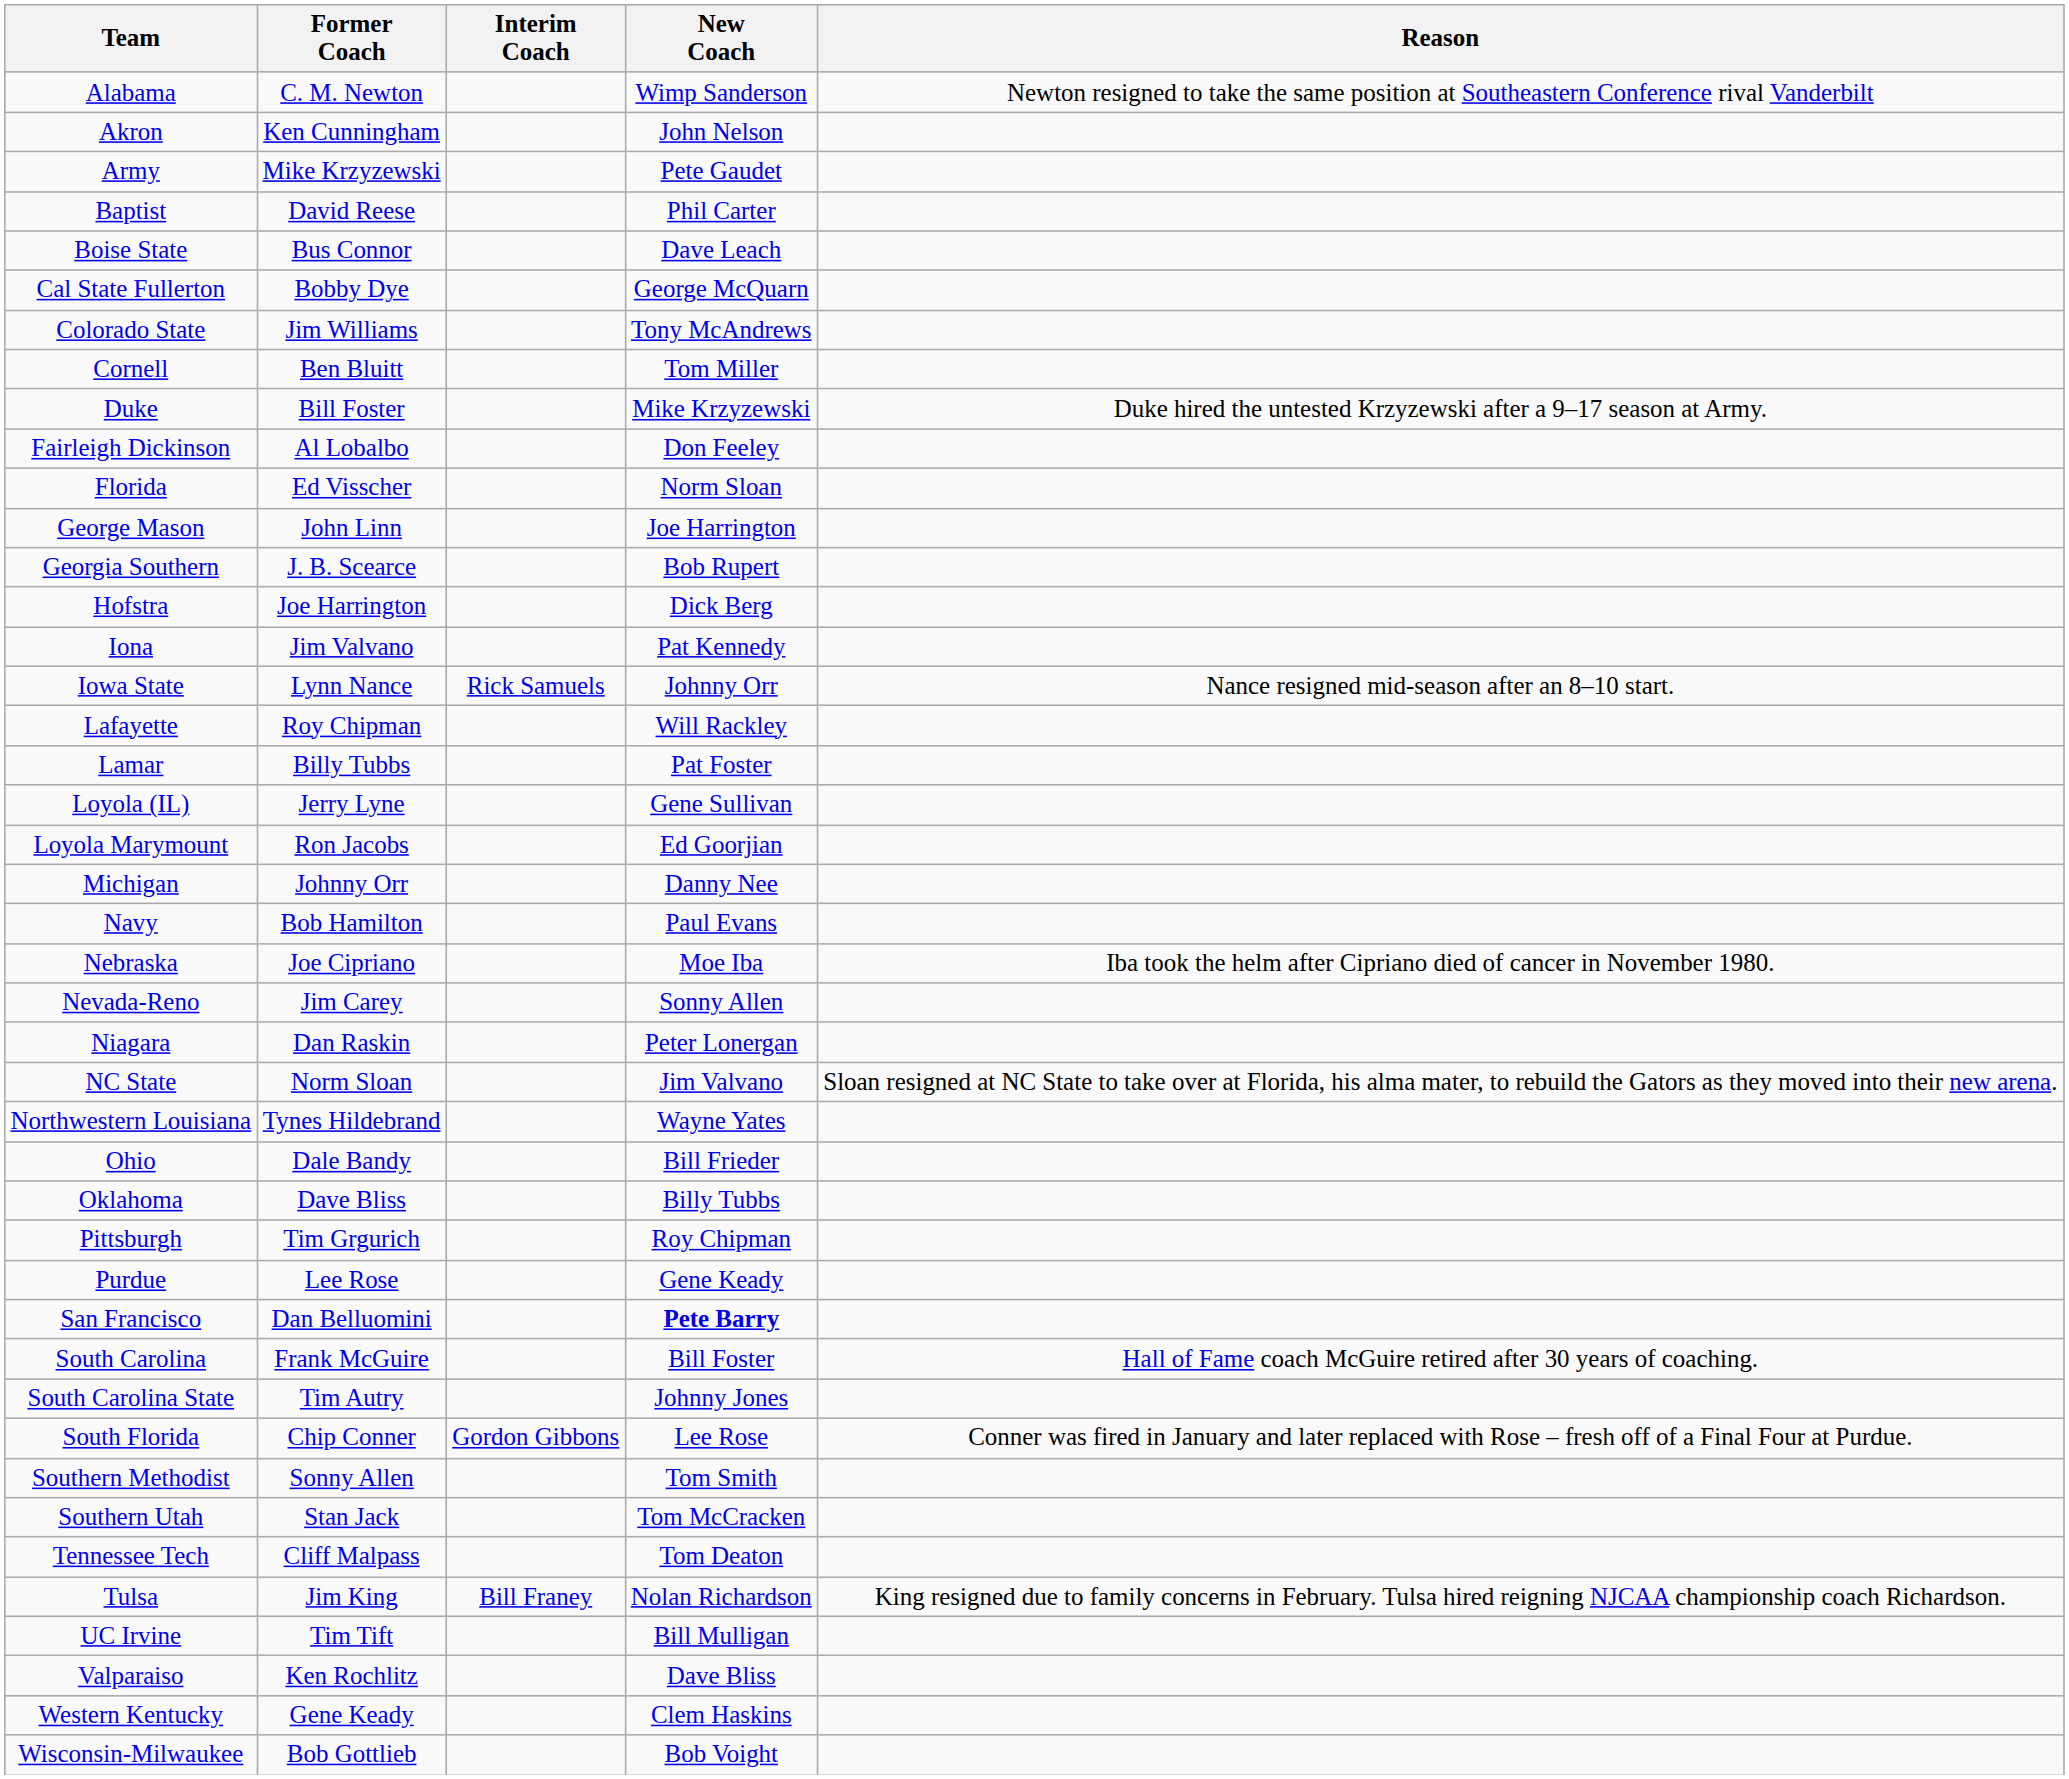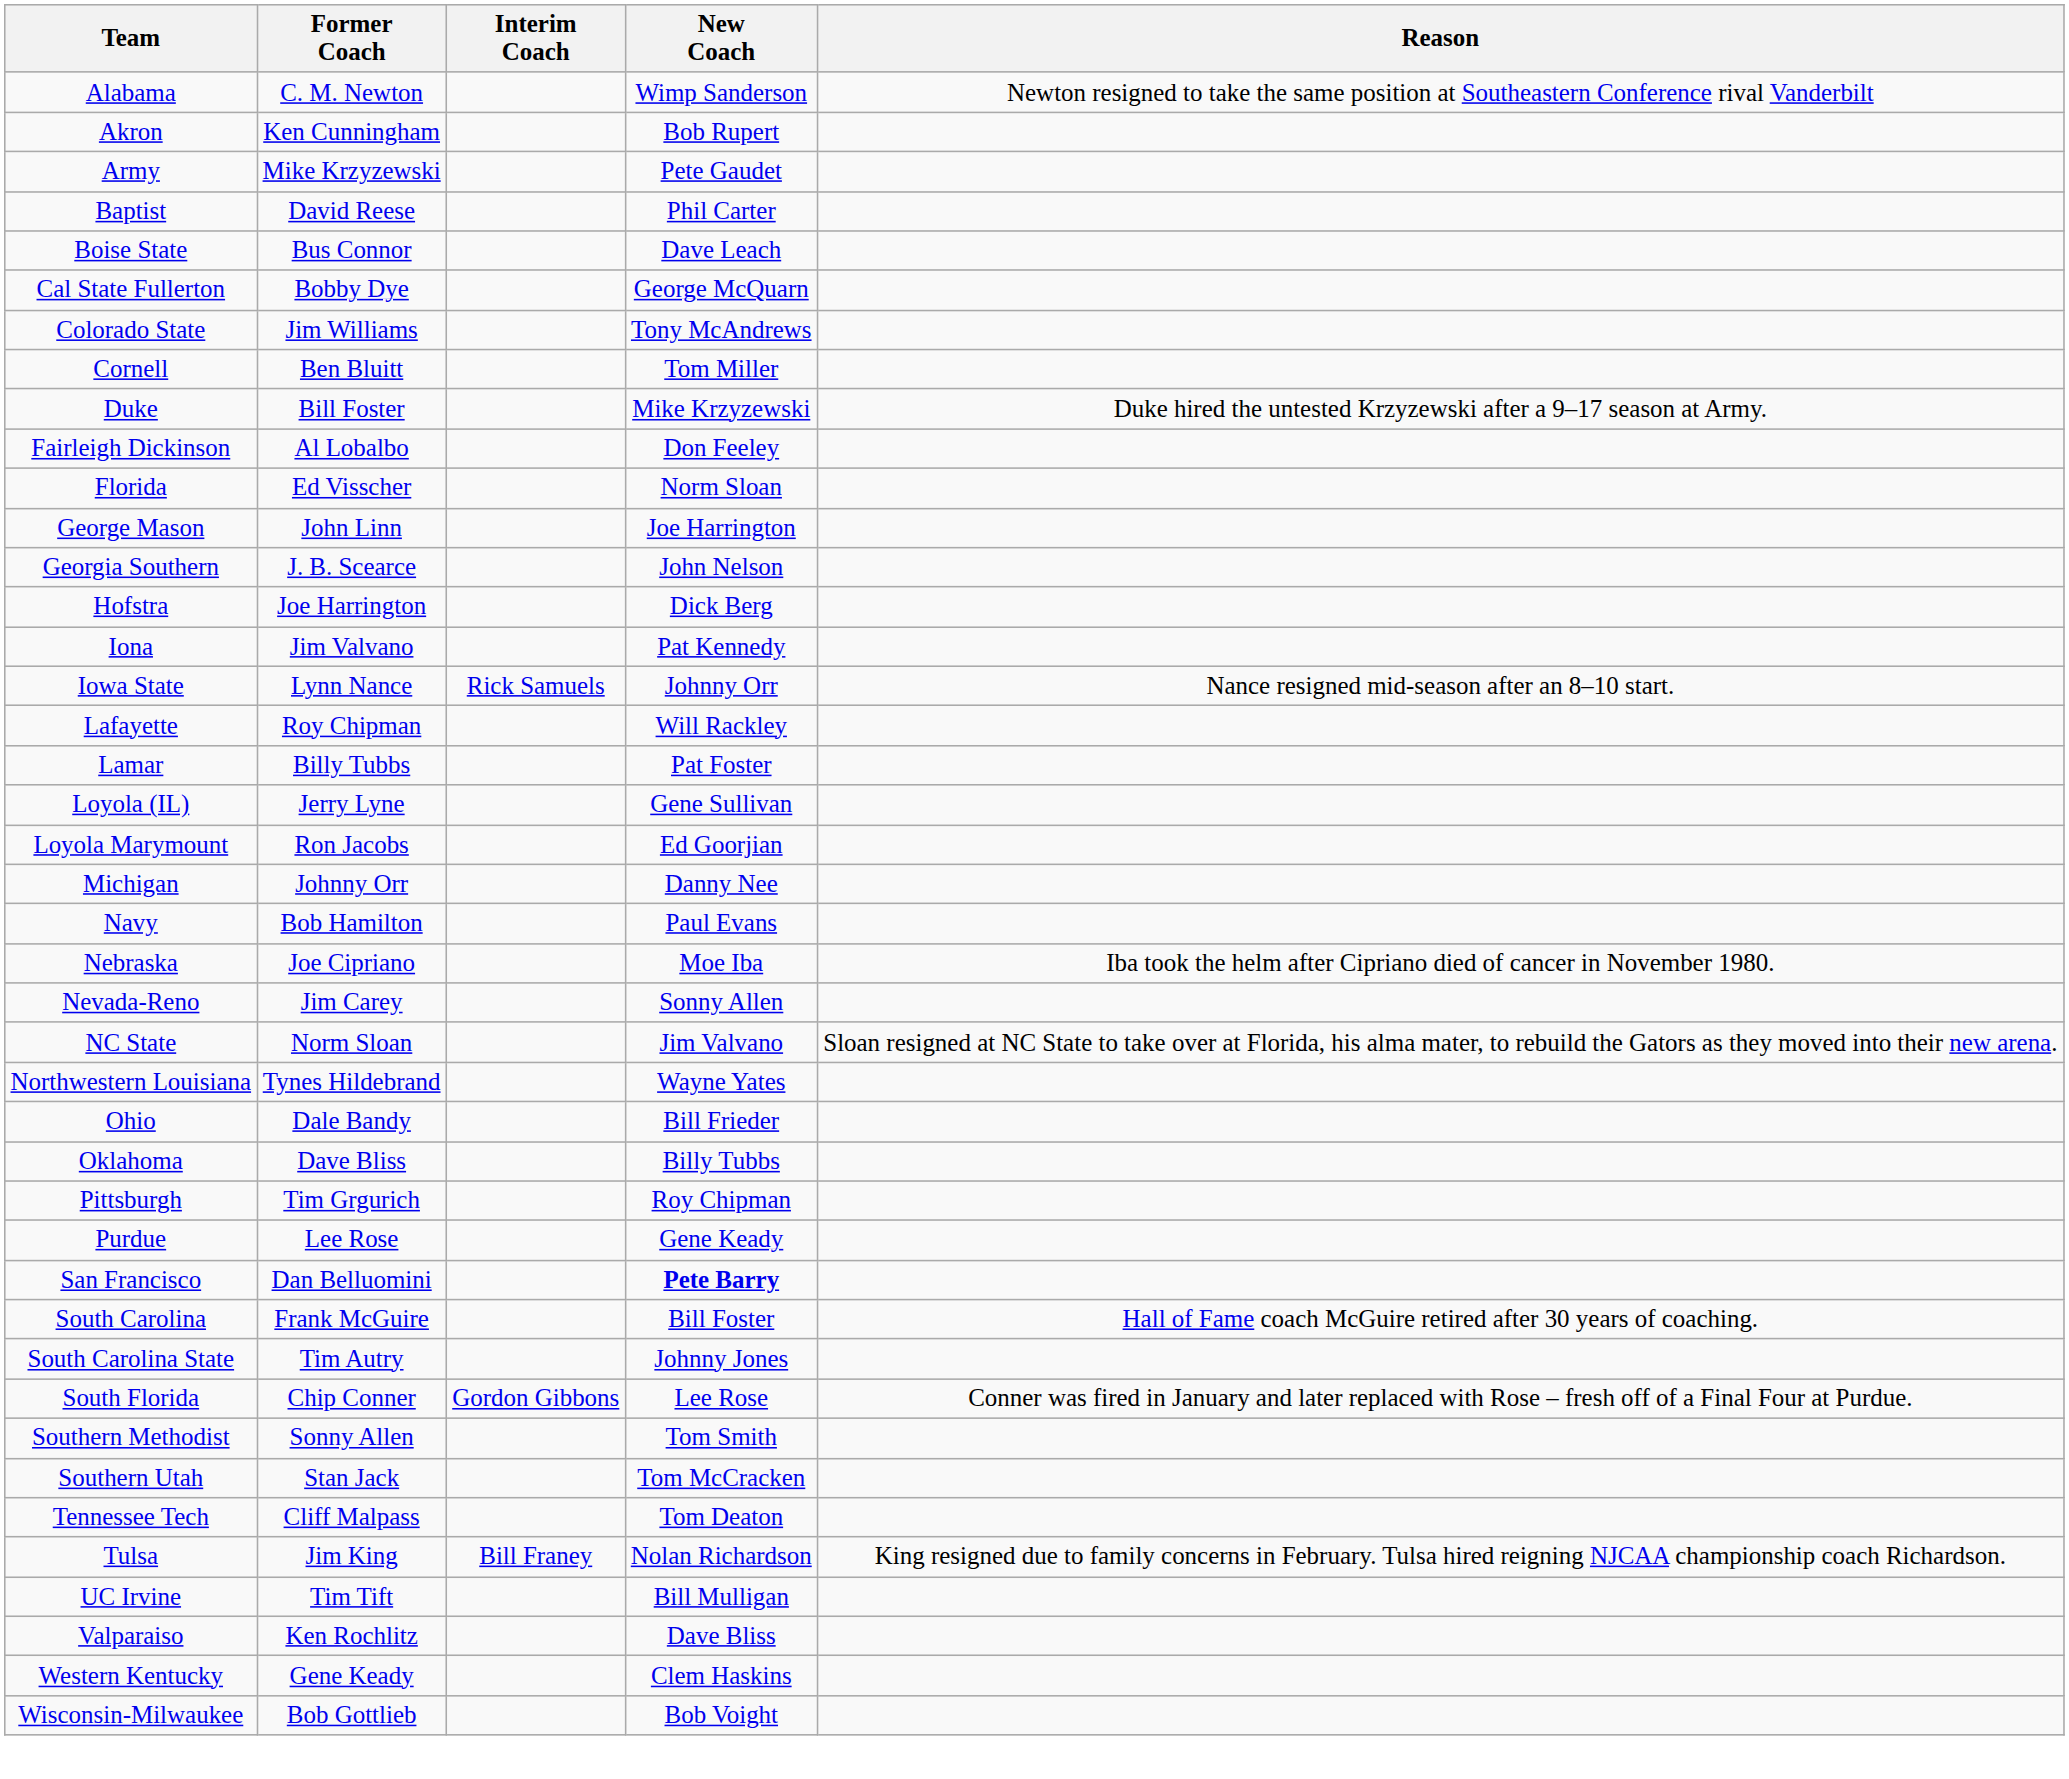(721, 131) John Nelson -> (721, 131) Bob Rupert
(721, 566) Bob Rupert -> (721, 566) John Nelson
- row: (131, 1041)
